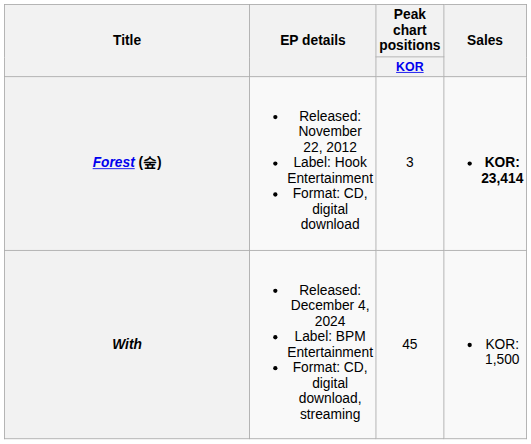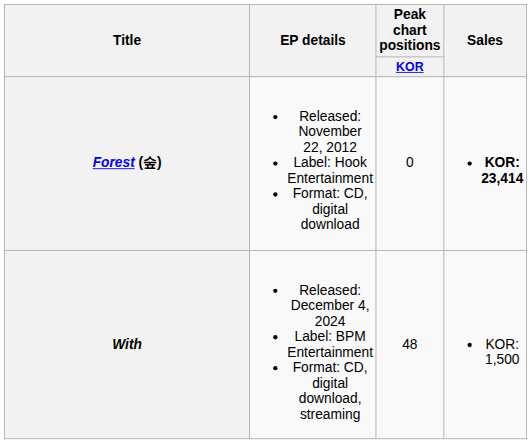(410, 163) 3 -> (410, 163) 0
(410, 344) 45 -> (410, 344) 48
